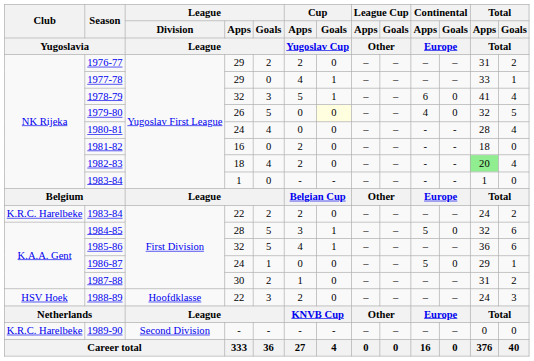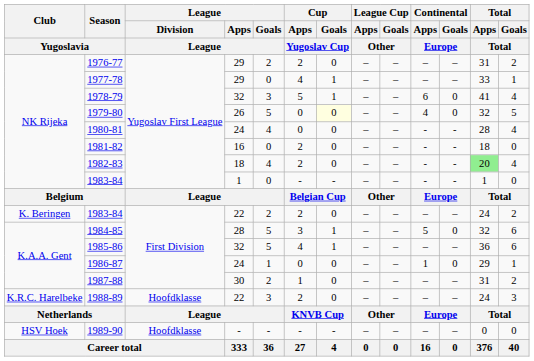(45, 213) K.R.C. Harelbeke -> (45, 213) K. Beringen
(425, 264) 5 -> (425, 264) 1
(45, 297) HSV Hoek -> (45, 297) K.R.C. Harelbeke
(45, 331) K.R.C. Harelbeke -> (45, 331) HSV Hoek
(175, 331) Second Division -> (175, 331) Hoofdklasse
